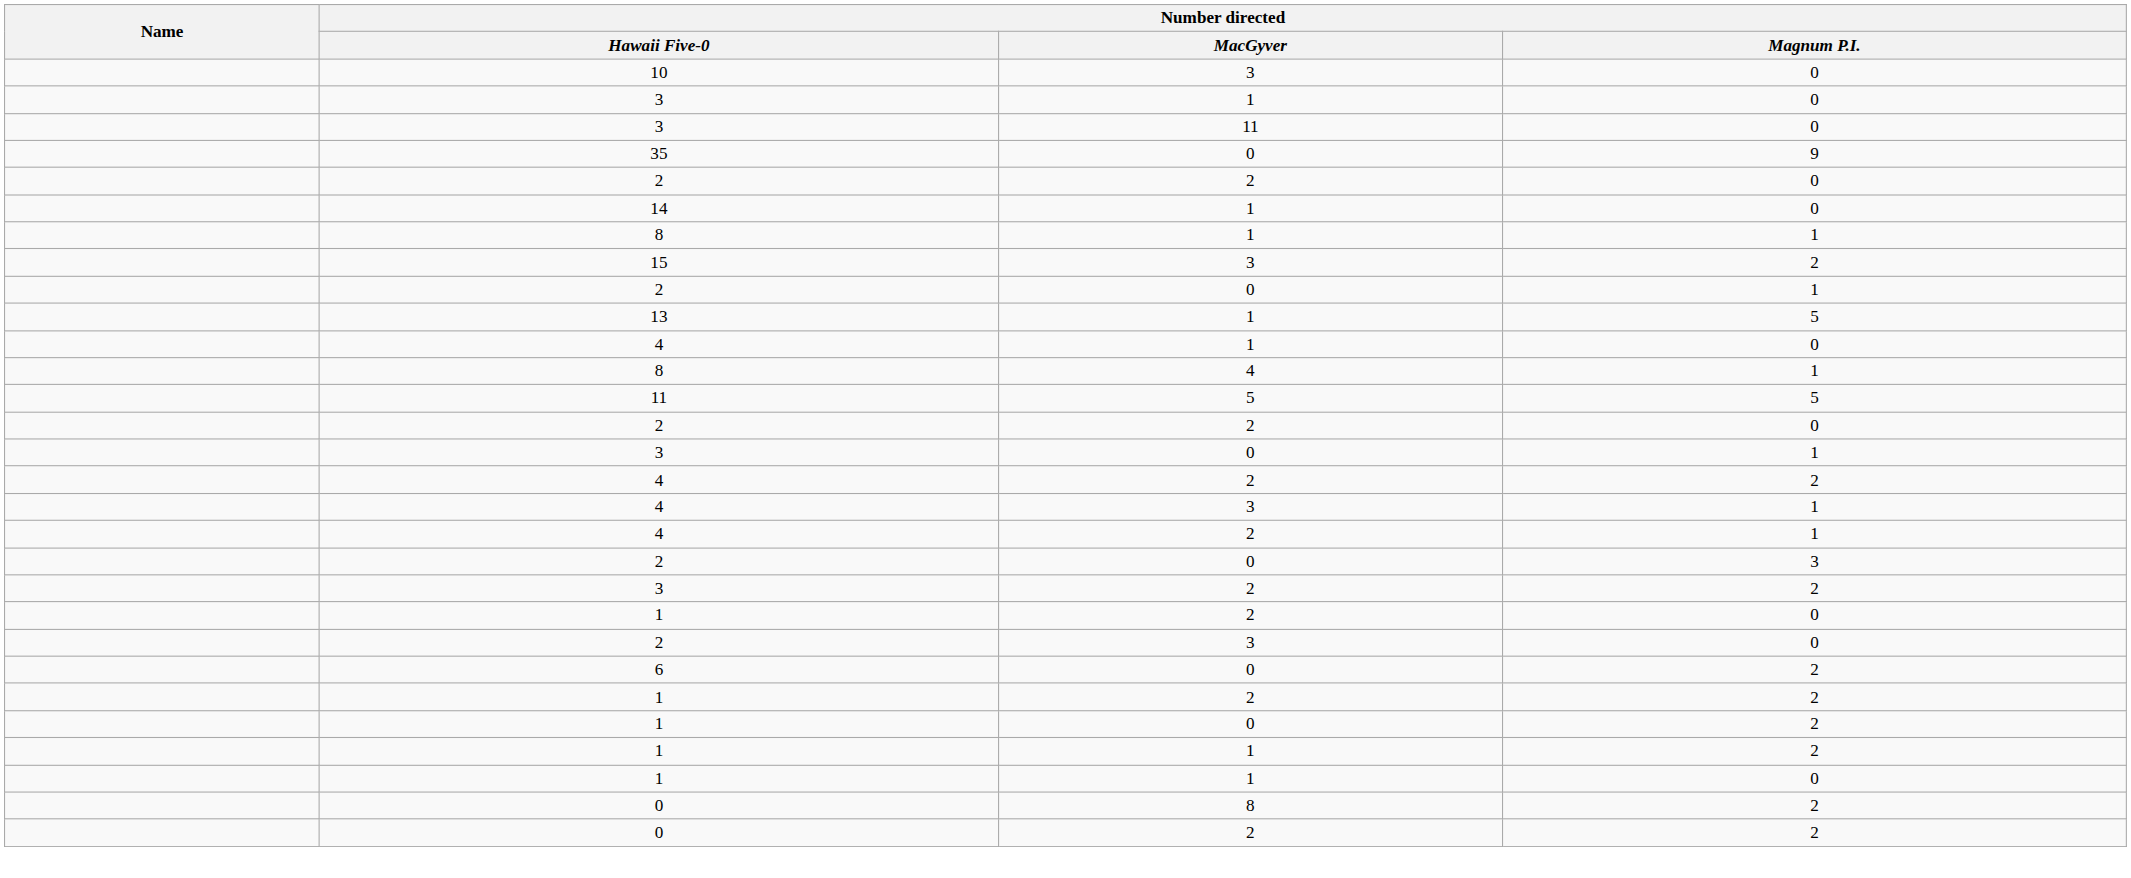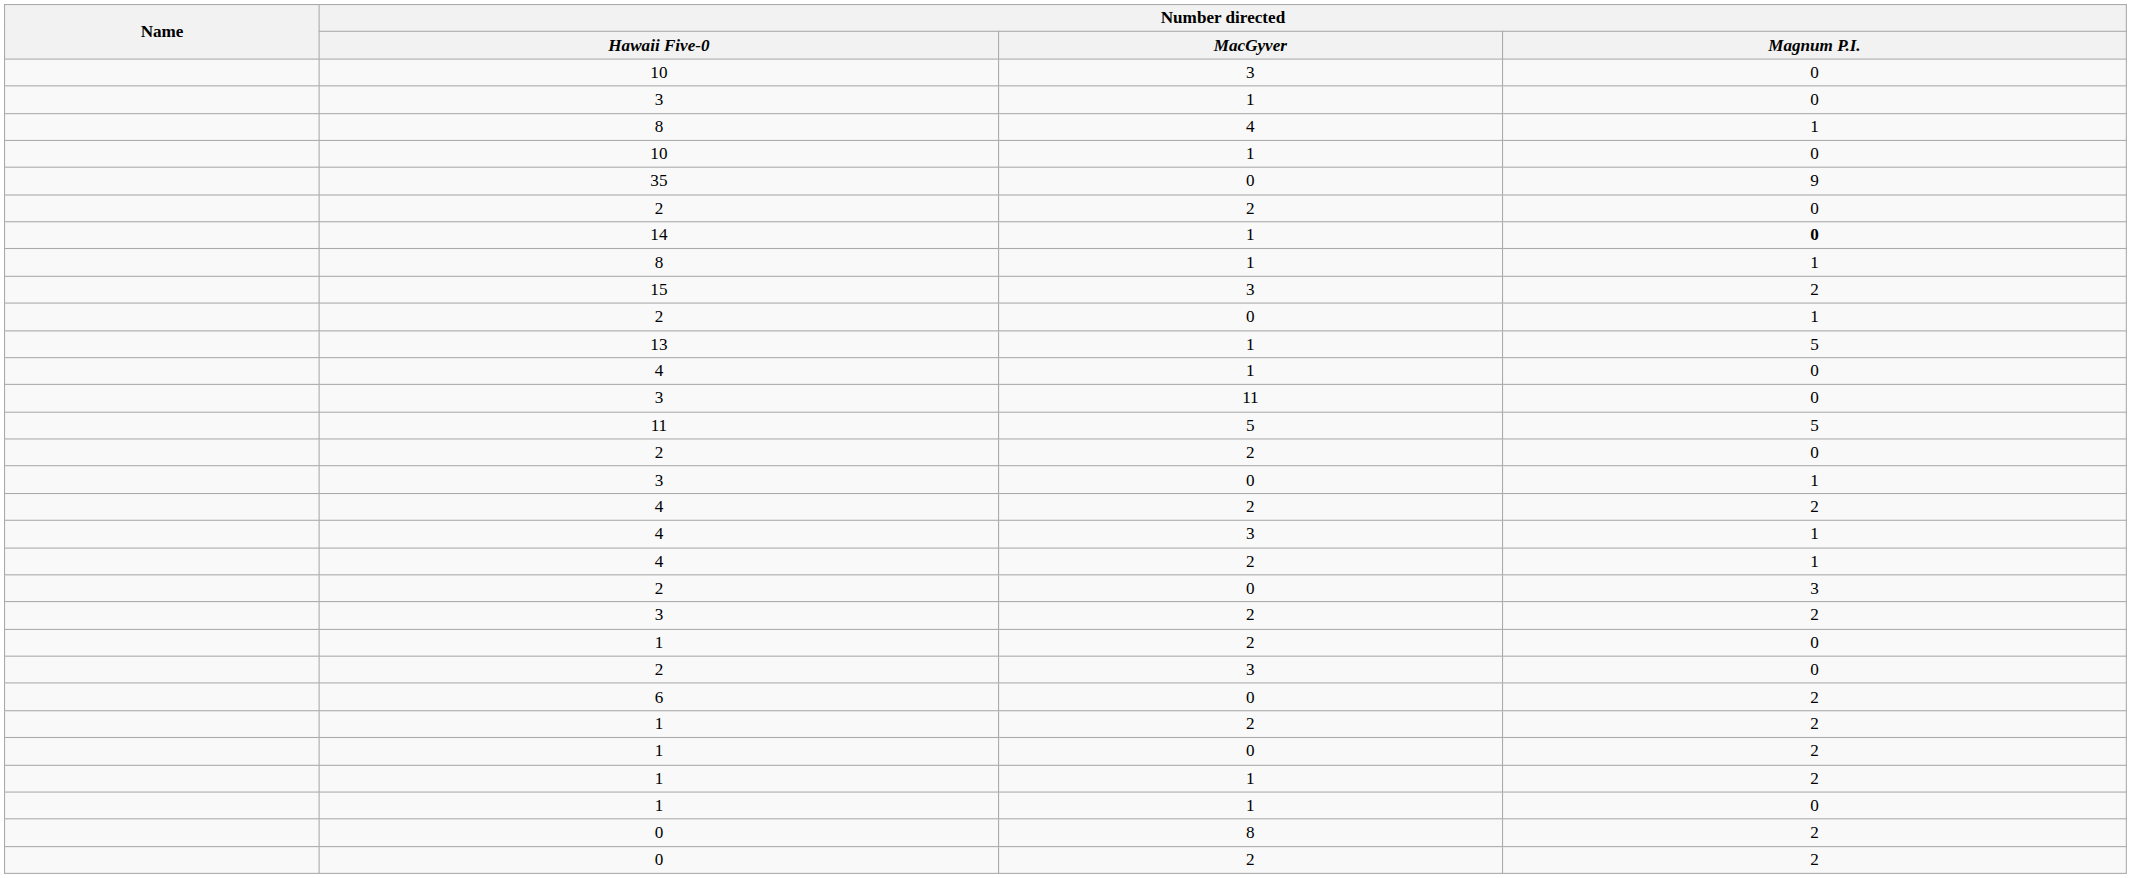rows swapped: (659, 371) <-> (659, 126)
+ row: (659, 153)
(1814, 208) normal -> (1814, 235) bold
